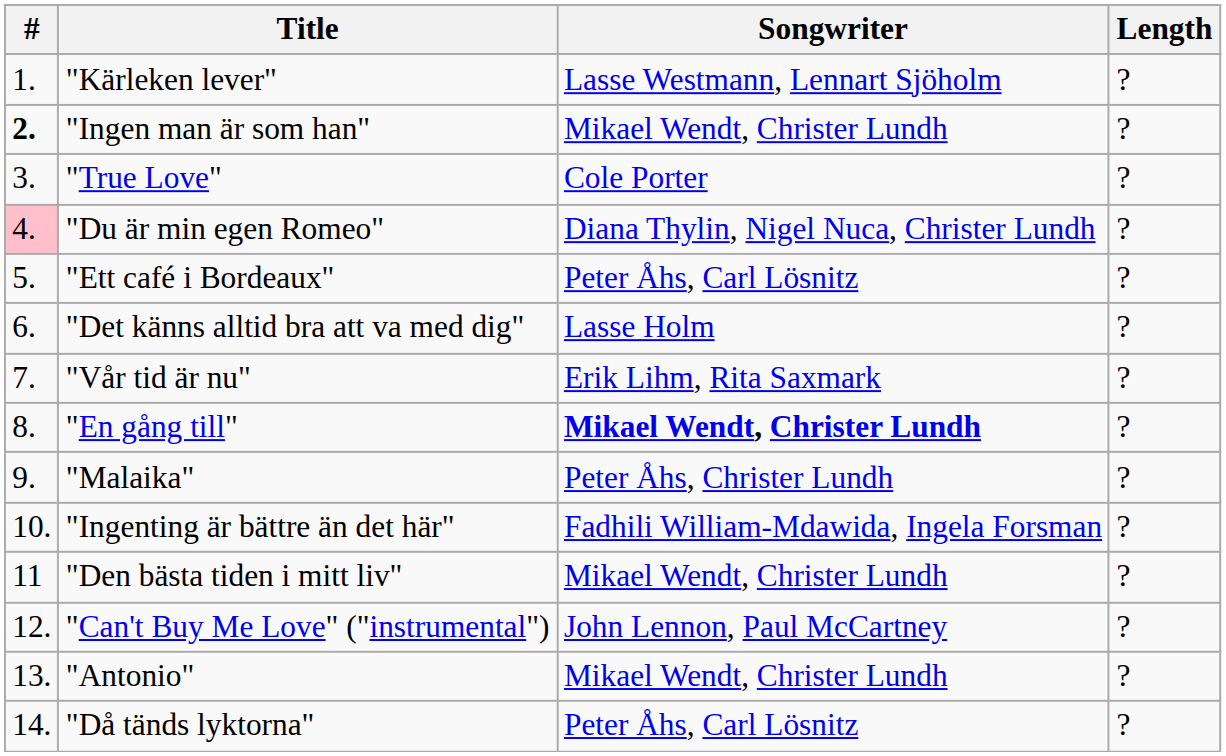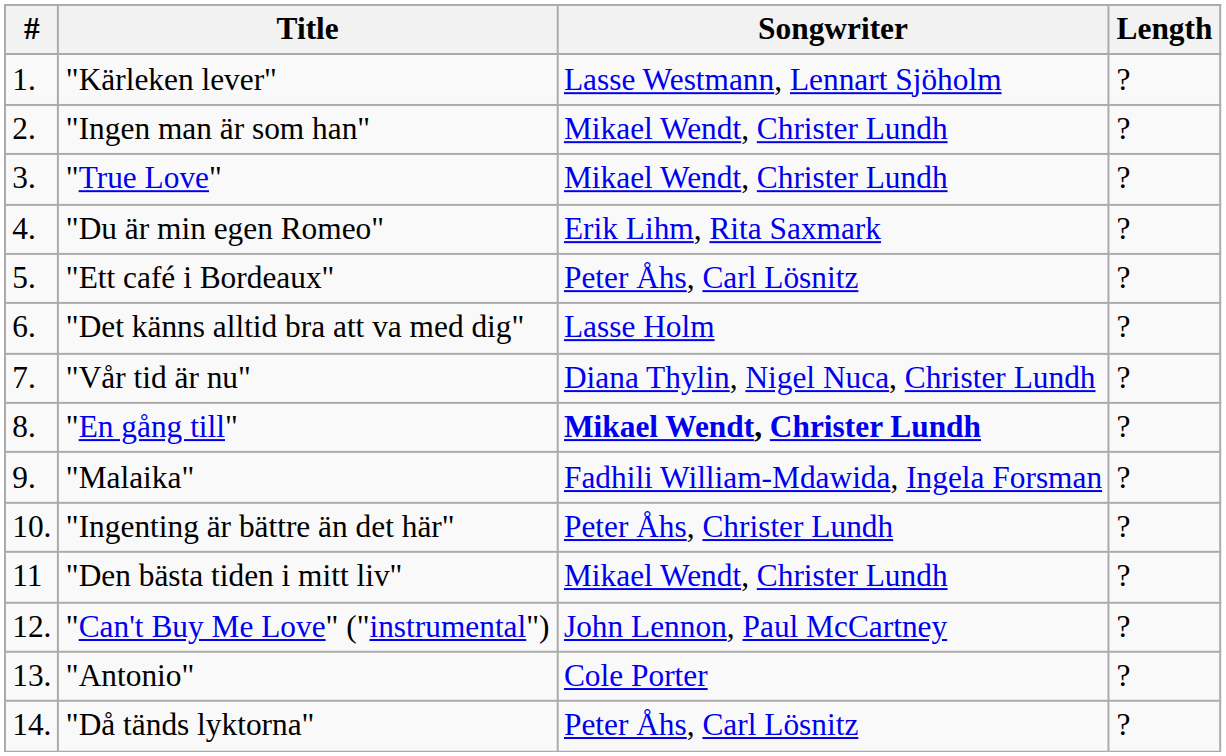(24, 128) bold -> (24, 128) normal
(636, 178) Cole Porter -> (756, 178) Mikael Wendt, Christer Lundh
(24, 228) pink background -> (24, 228) no background
(830, 228) Diana Thylin, Nigel Nuca, Christer Lundh -> (722, 228) Erik Lihm, Rita Saxmark
(722, 377) Erik Lihm, Rita Saxmark -> (830, 377) Diana Thylin, Nigel Nuca, Christer Lundh
(729, 476) Peter Åhs, Christer Lundh -> (833, 476) Fadhili William-Mdawida, Ingela Forsman
(833, 526) Fadhili William-Mdawida, Ingela Forsman -> (729, 526) Peter Åhs, Christer Lundh
(756, 675) Mikael Wendt, Christer Lundh -> (636, 675) Cole Porter
